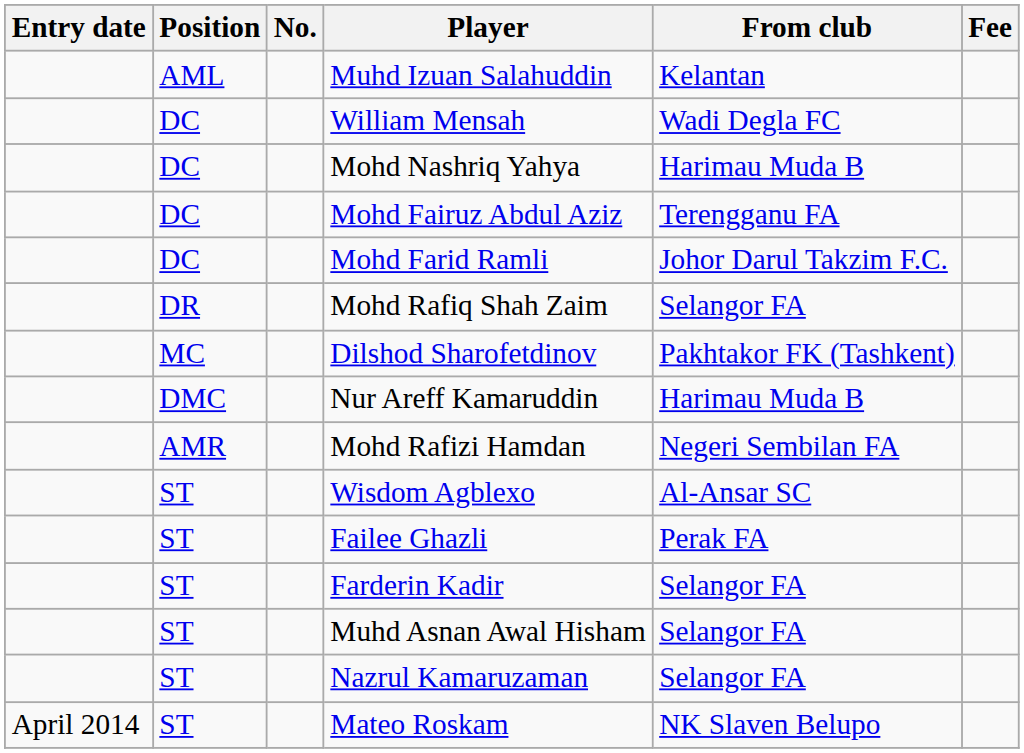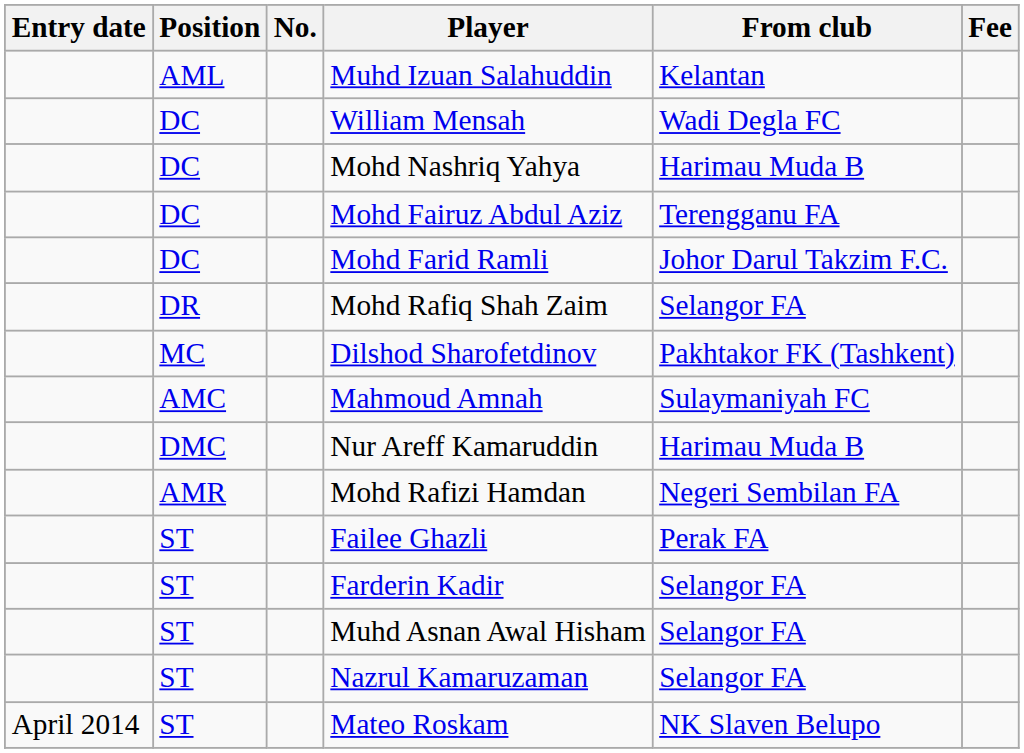+ row: (436, 399)
- row: (433, 492)
